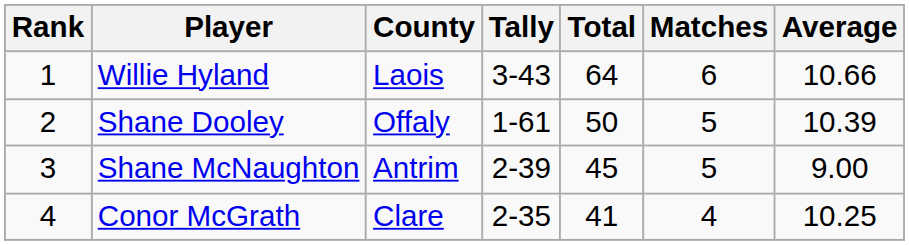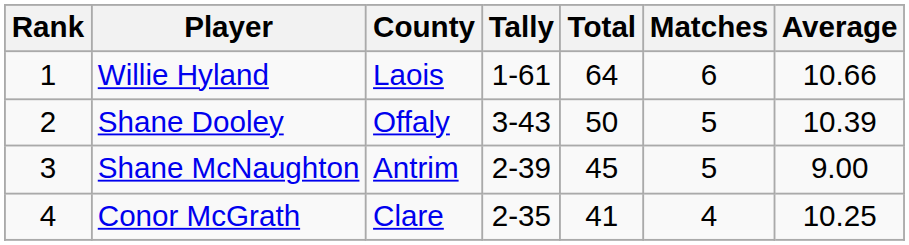(521, 74) 3-43 -> (521, 74) 1-61
(521, 121) 1-61 -> (521, 121) 3-43
